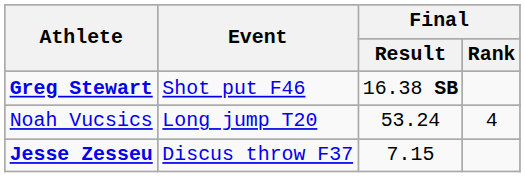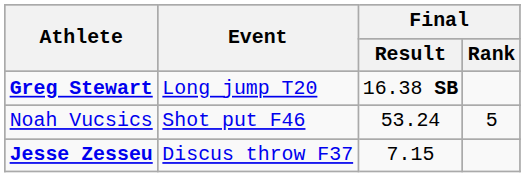(234, 88) Shot put F46 -> (240, 88) Long jump T20
(240, 121) Long jump T20 -> (234, 121) Shot put F46
(492, 121) 4 -> (492, 121) 5
